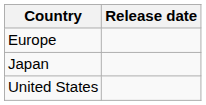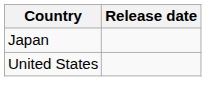- row: (32, 40)
